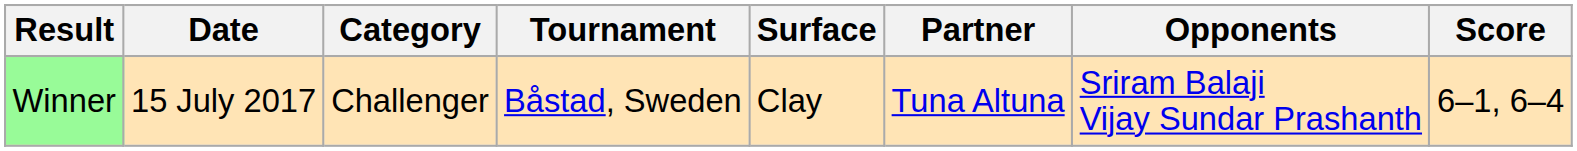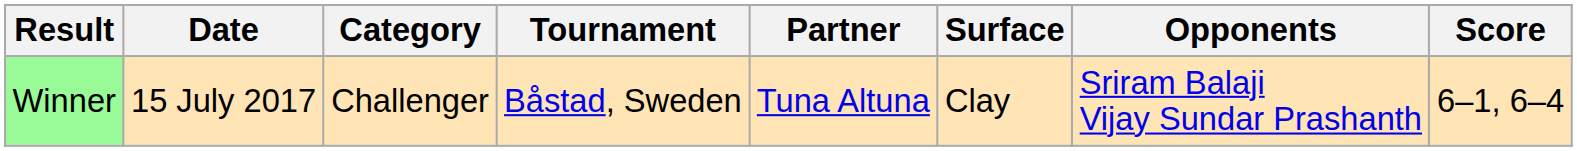columns swapped: (817, 30) <-> (978, 30)
